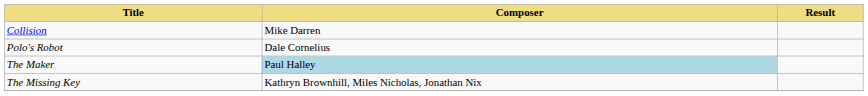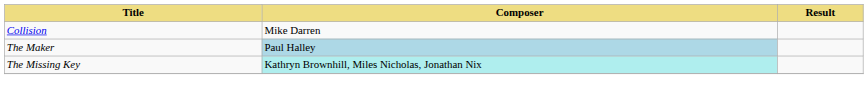- row: (35, 47)
(373, 82) no background -> (373, 64) paleturquoise background
